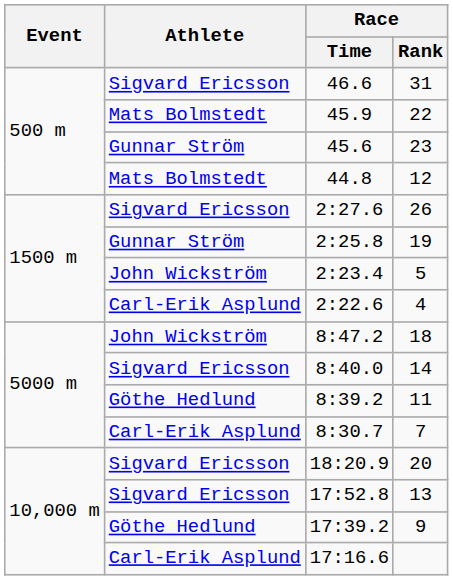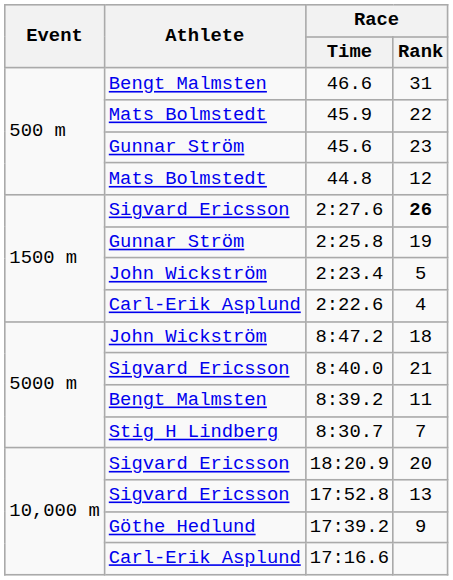(199, 84) Sigvard Ericsson -> (188, 84) Bengt Malmsten
(421, 210) normal -> (421, 210) bold
(421, 368) 14 -> (421, 368) 21
(182, 400) Göthe Hedlund -> (188, 400) Bengt Malmsten
(205, 432) Carl-Erik Asplund -> (194, 432) Stig H Lindberg
